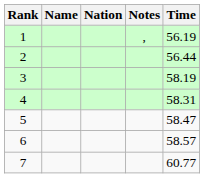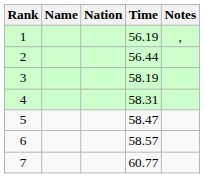columns swapped: (181, 15) <-> (144, 15)
